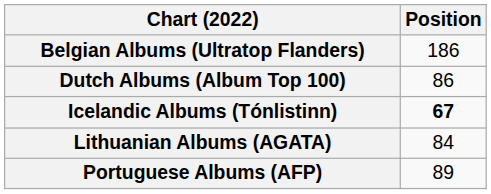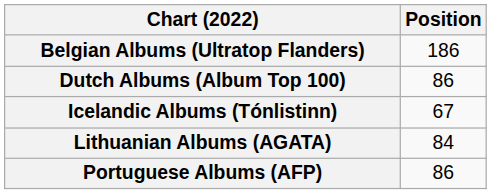(443, 111) bold -> (443, 111) normal
(443, 173) 89 -> (443, 173) 86
